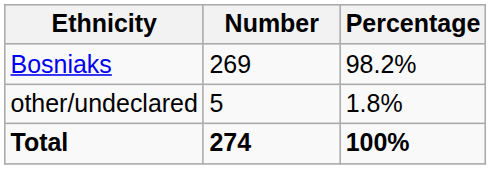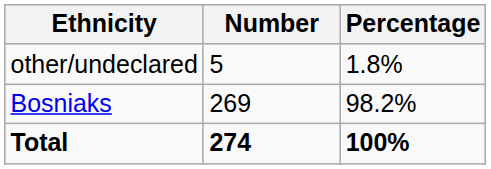rows swapped: (61, 63) <-> (104, 103)
